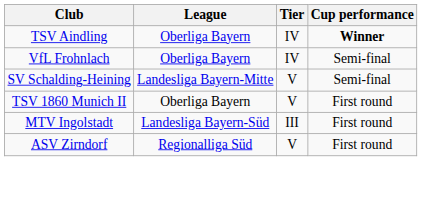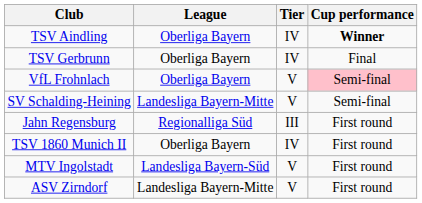+ row: (69, 58)
(292, 58) IV -> (292, 79) V
(362, 58) no background -> (362, 79) pink background
+ row: (69, 123)
(292, 101) V -> (292, 144) IV
(292, 123) III -> (292, 166) V
(205, 144) Regionalliga Süd -> (205, 187) Landesliga Bayern-Mitte
